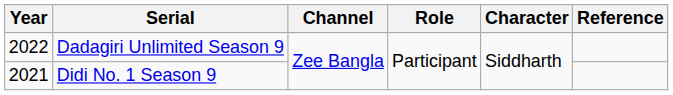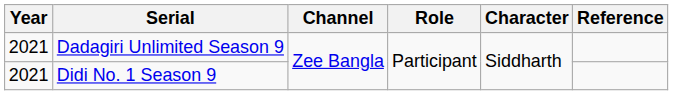(29, 47) 2022 -> (29, 47) 2021
